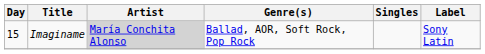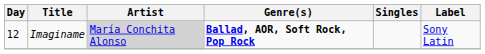(13, 35) 15 -> (13, 35) 12
(276, 35) normal -> (276, 35) bold
